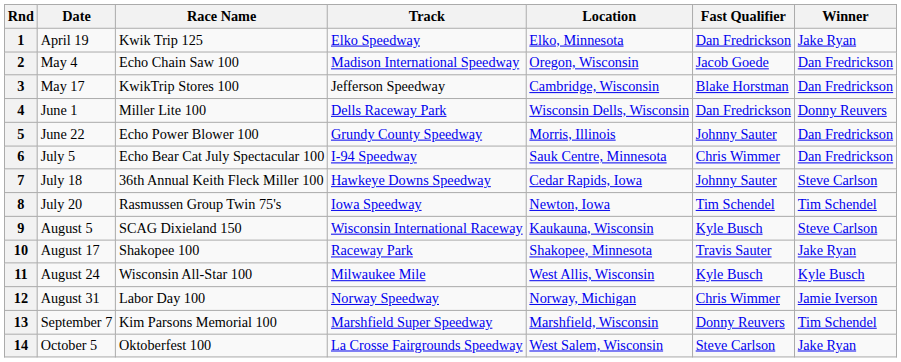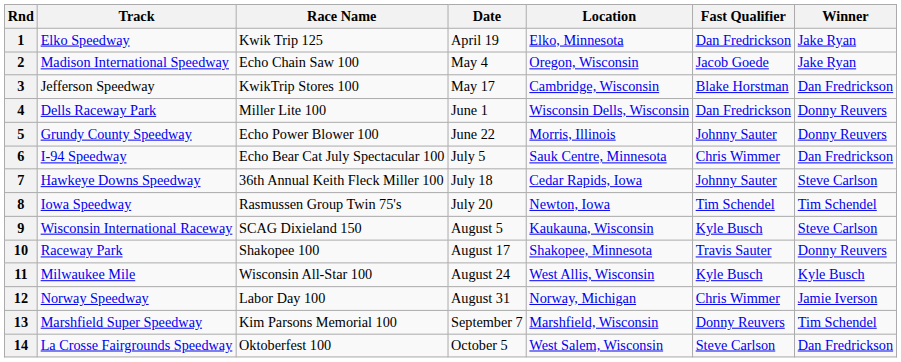columns swapped: (76, 16) <-> (427, 16)
(845, 63) Dan Fredrickson -> (827, 63) Jake Ryan
(845, 134) Dan Fredrickson -> (842, 134) Donny Reuvers
(827, 251) Jake Ryan -> (842, 251) Donny Reuvers
(827, 345) Jake Ryan -> (845, 345) Dan Fredrickson
